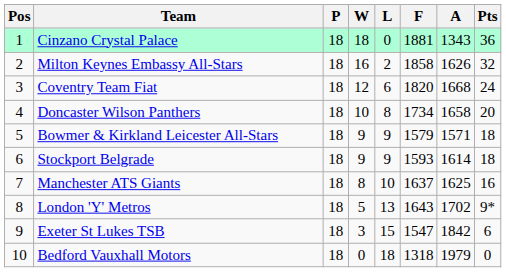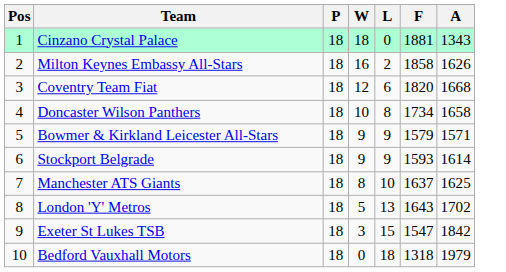- column: (488, 16)
